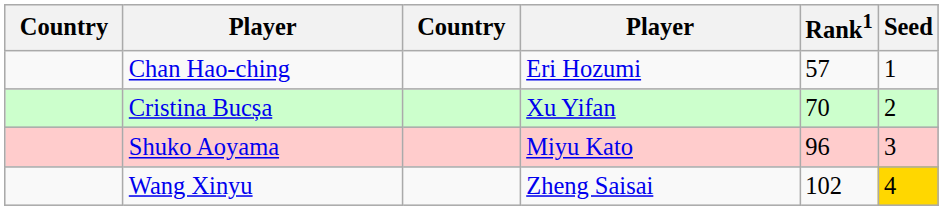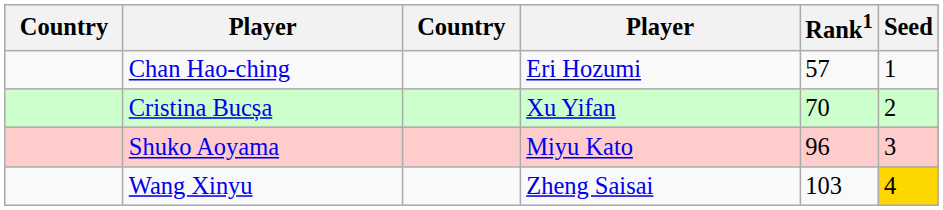(824, 185) 102 -> (824, 185) 103
